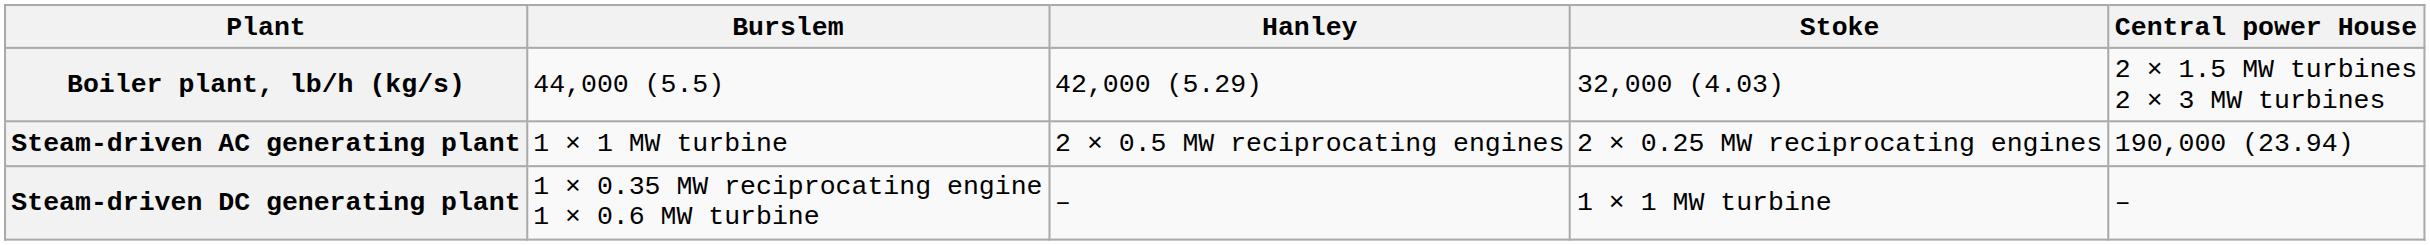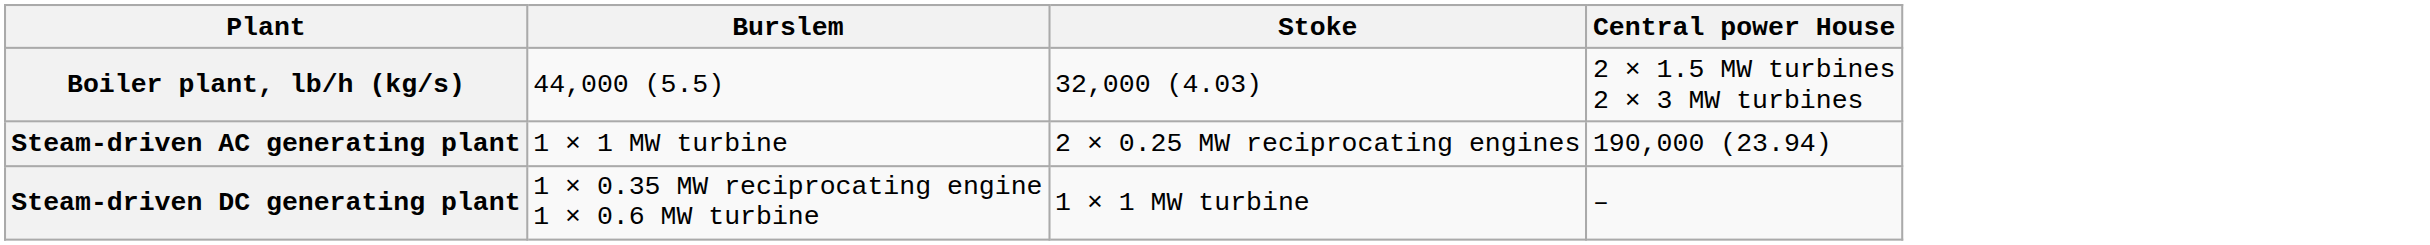- column: (1310, 27)
